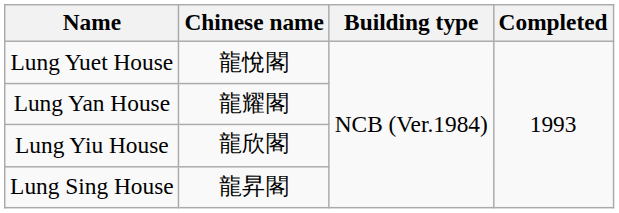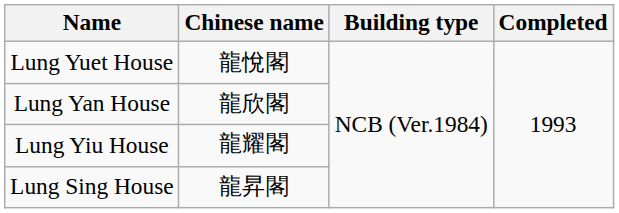(254, 102) 龍耀閣 -> (254, 102) 龍欣閣
(254, 144) 龍欣閣 -> (254, 144) 龍耀閣
